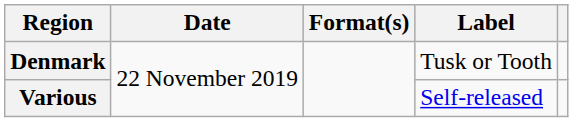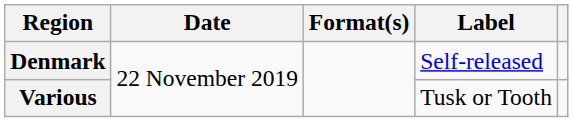(486, 60) Tusk or Tooth -> (482, 60) Self-released
(482, 97) Self-released -> (486, 97) Tusk or Tooth
